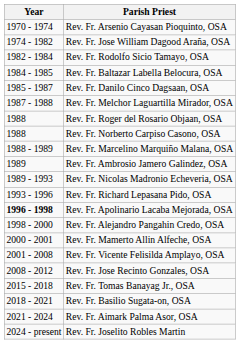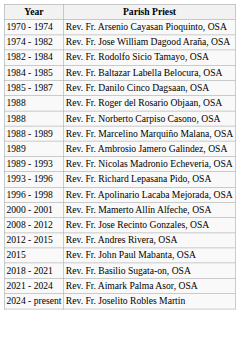- row: (149, 103)
(30, 210) bold -> (30, 194) normal
- row: (145, 225)
- row: (145, 255)
+ row: (122, 240)
+ row: (131, 255)
- row: (130, 286)
